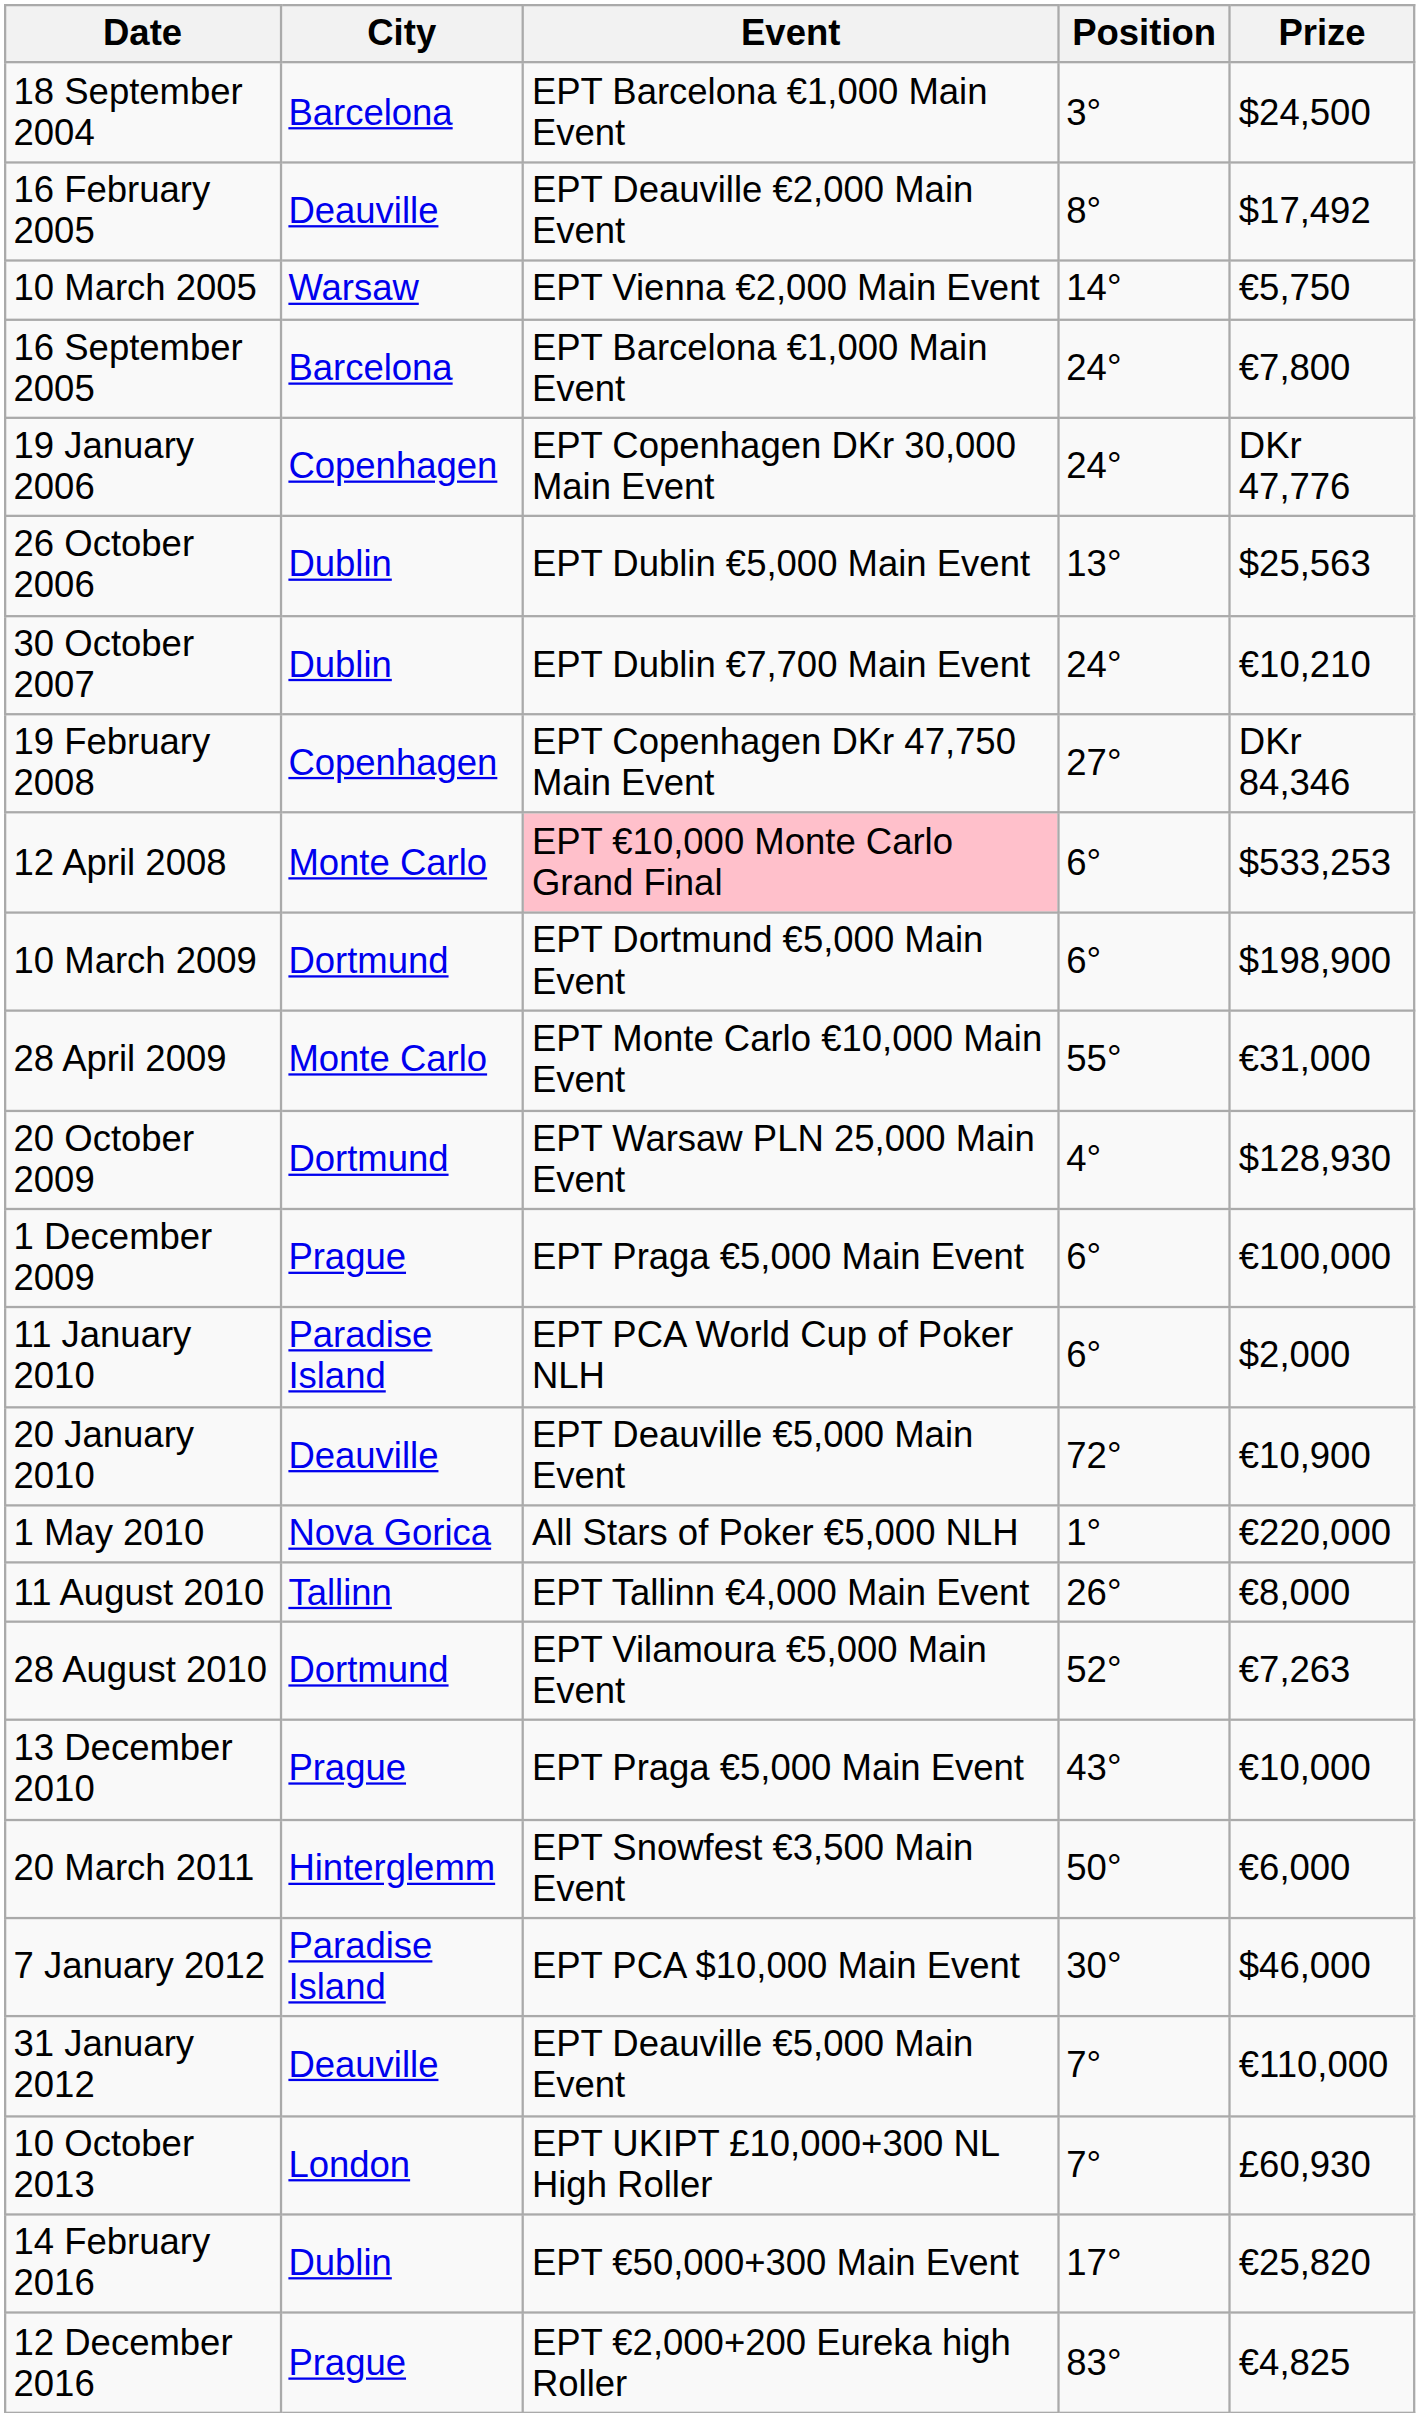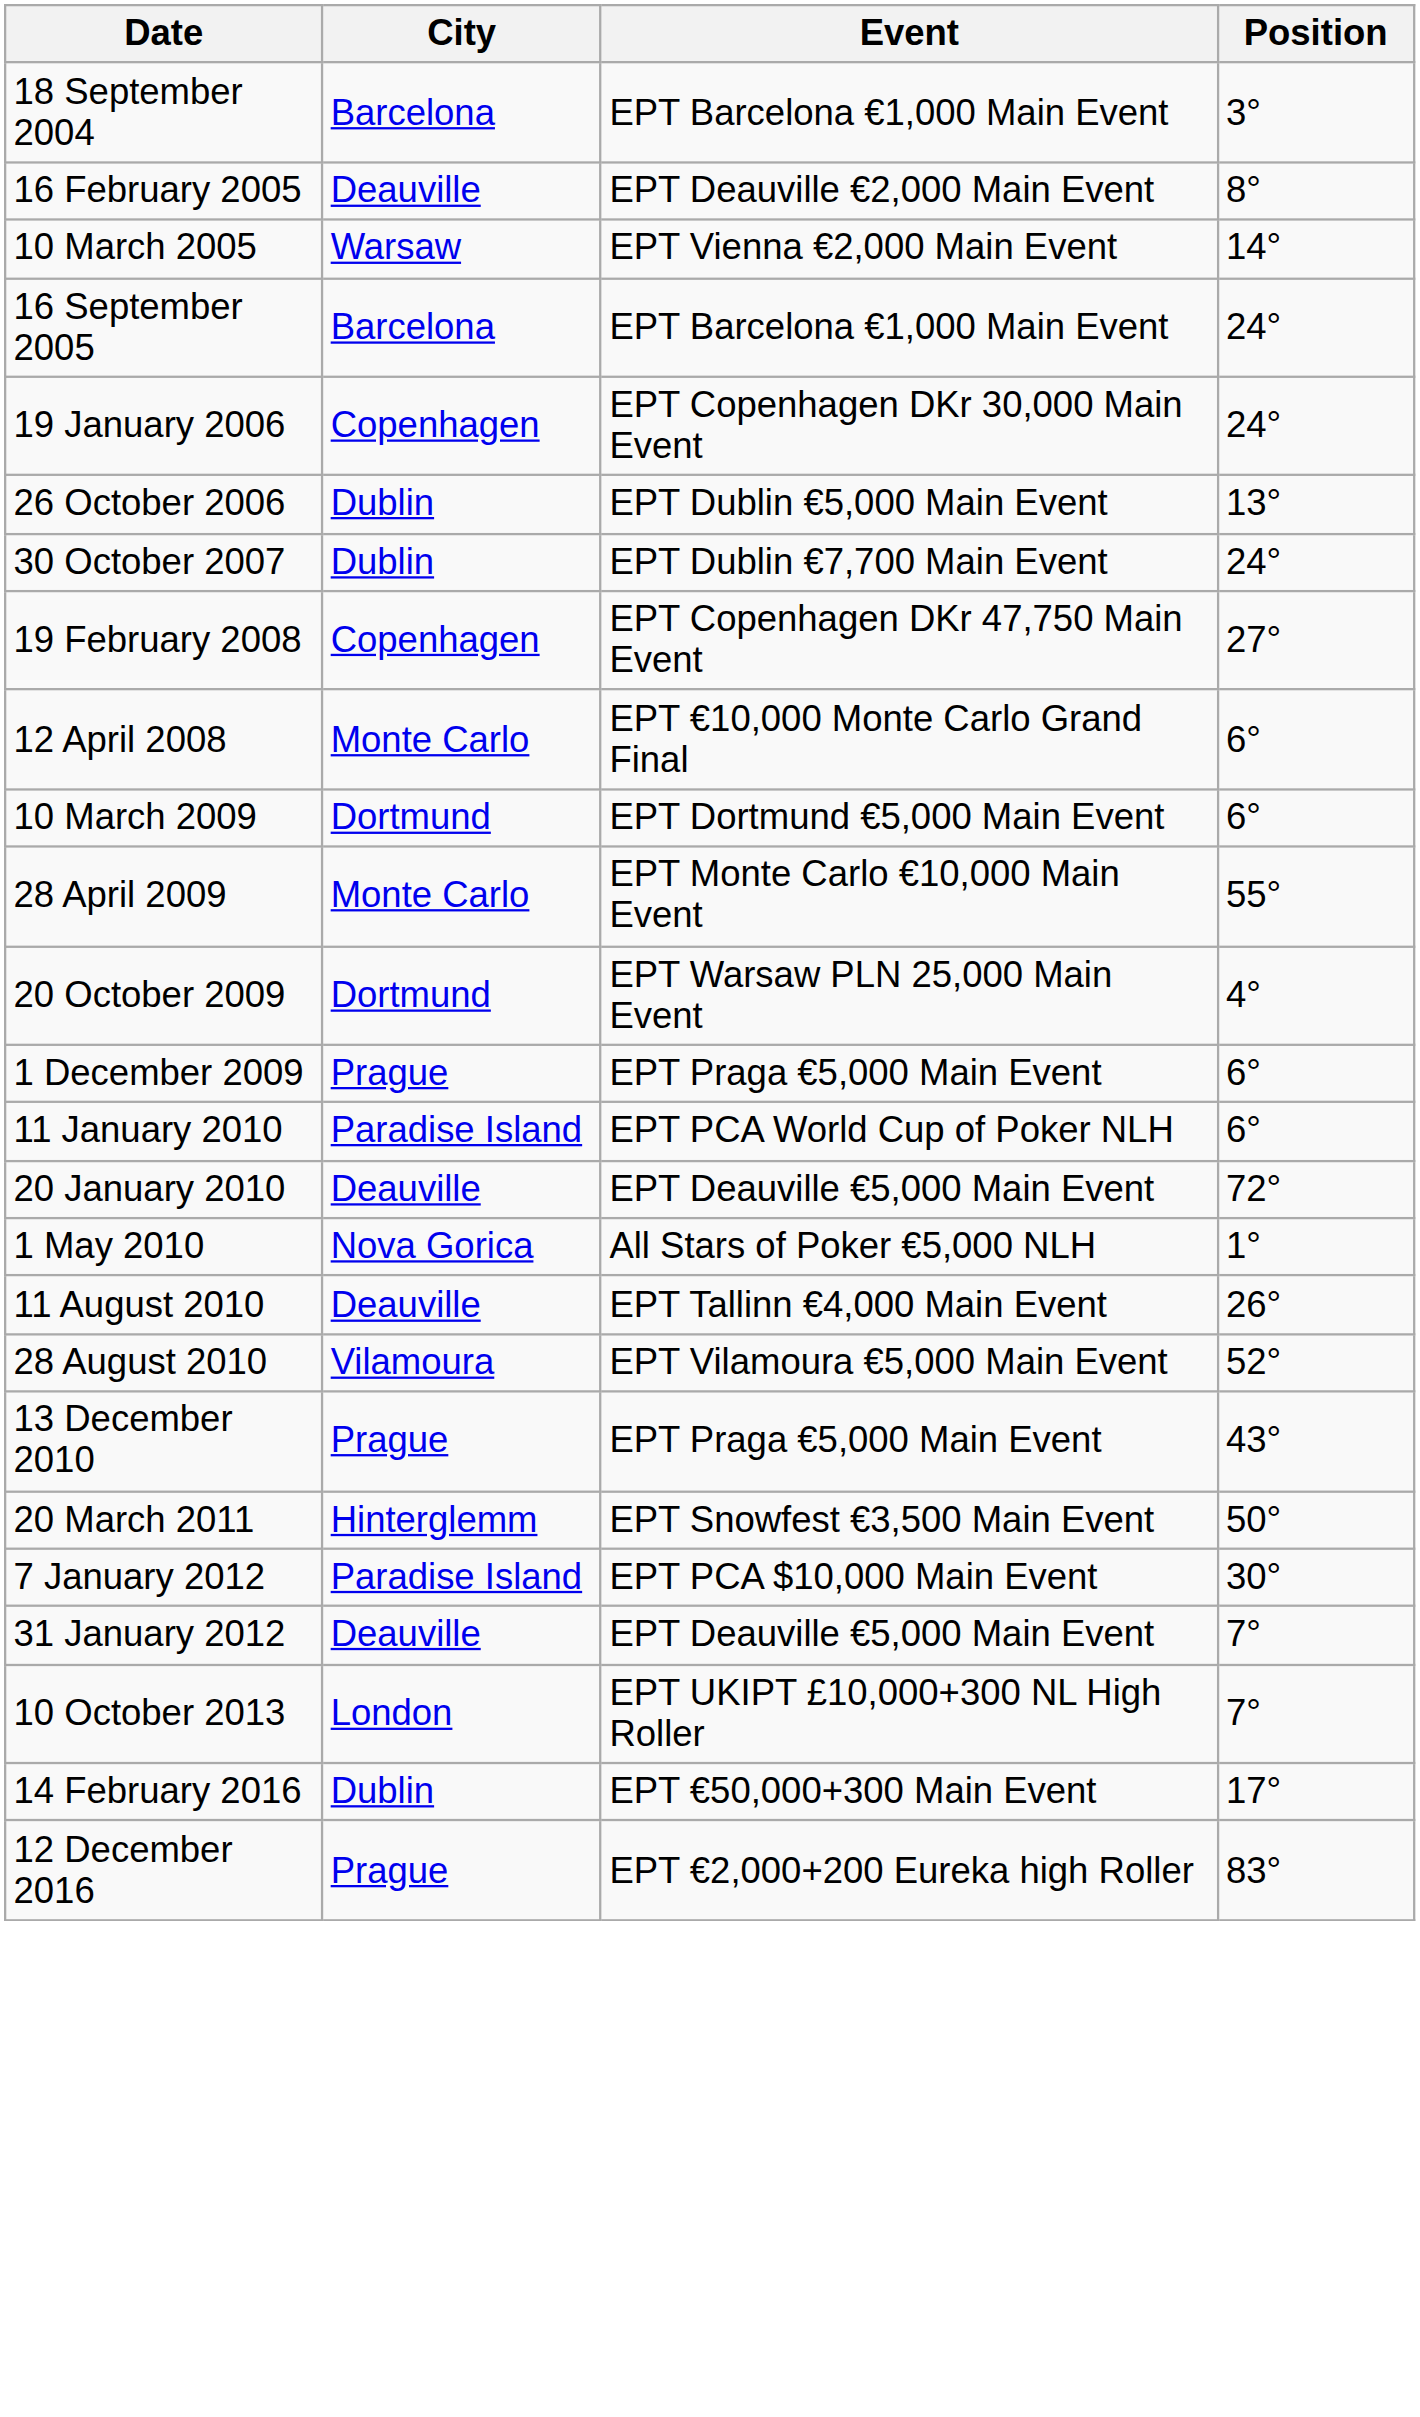- column: (1322, 33)
(742, 861) pink background -> (876, 738) no background
(340, 1591) Tallinn -> (406, 1304) Deauville
(368, 1669) Dortmund -> (412, 1362) Vilamoura
